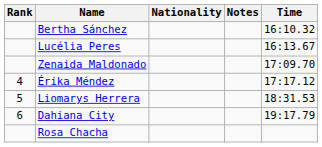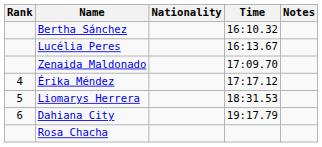columns swapped: (289, 13) <-> (243, 13)
